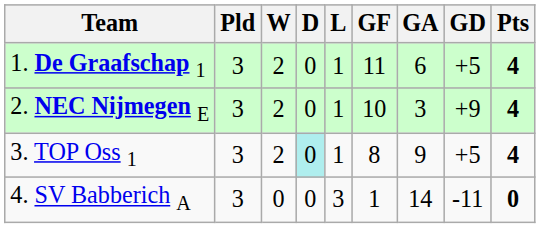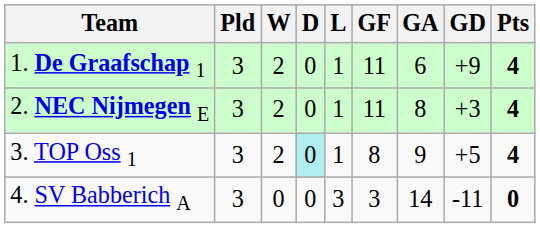(468, 65) +5 -> (468, 65) +9
(374, 109) 10 -> (374, 109) 11
(420, 109) 3 -> (420, 109) 8
(468, 109) +9 -> (468, 109) +3
(374, 199) 1 -> (374, 199) 3
